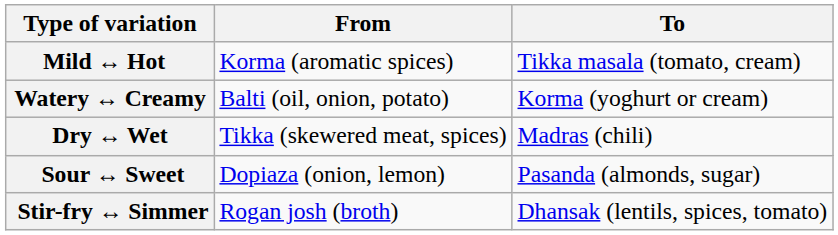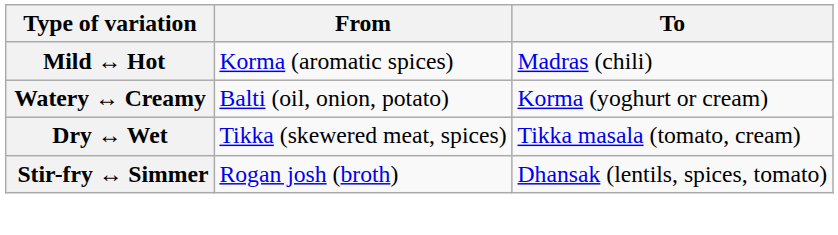(659, 60) Tikka masala (tomato, cream) -> (585, 60) Madras (chili)
(585, 135) Madras (chili) -> (659, 135) Tikka masala (tomato, cream)
- row: (110, 173)
